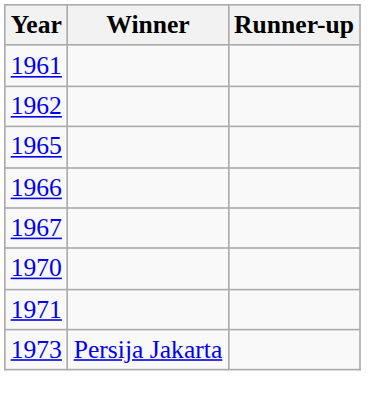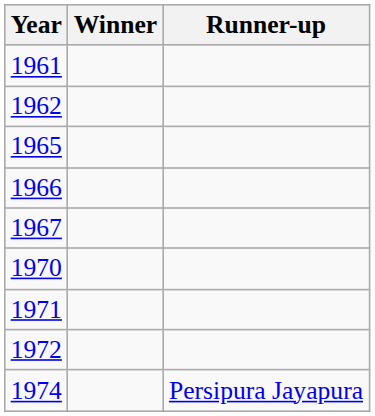+ row: (36, 349)
- row: (36, 349)
+ row: (36, 390)
